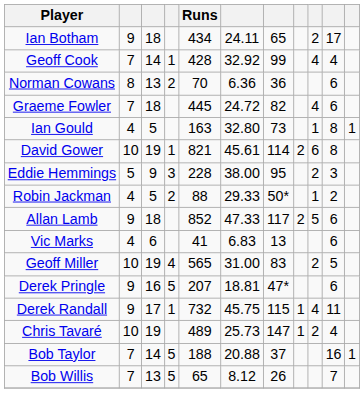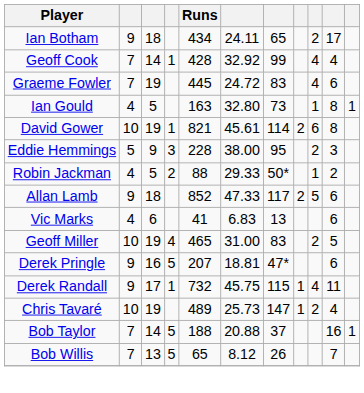- row: (62, 83)
(153, 106) 18 -> (153, 83) 19
(278, 106) 82 -> (278, 83) 83
(200, 264) 565 -> (200, 241) 465
